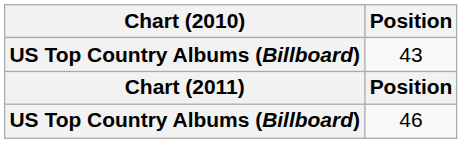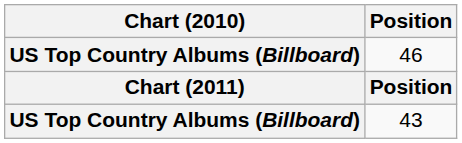rows swapped: (411, 54) <-> (411, 120)
